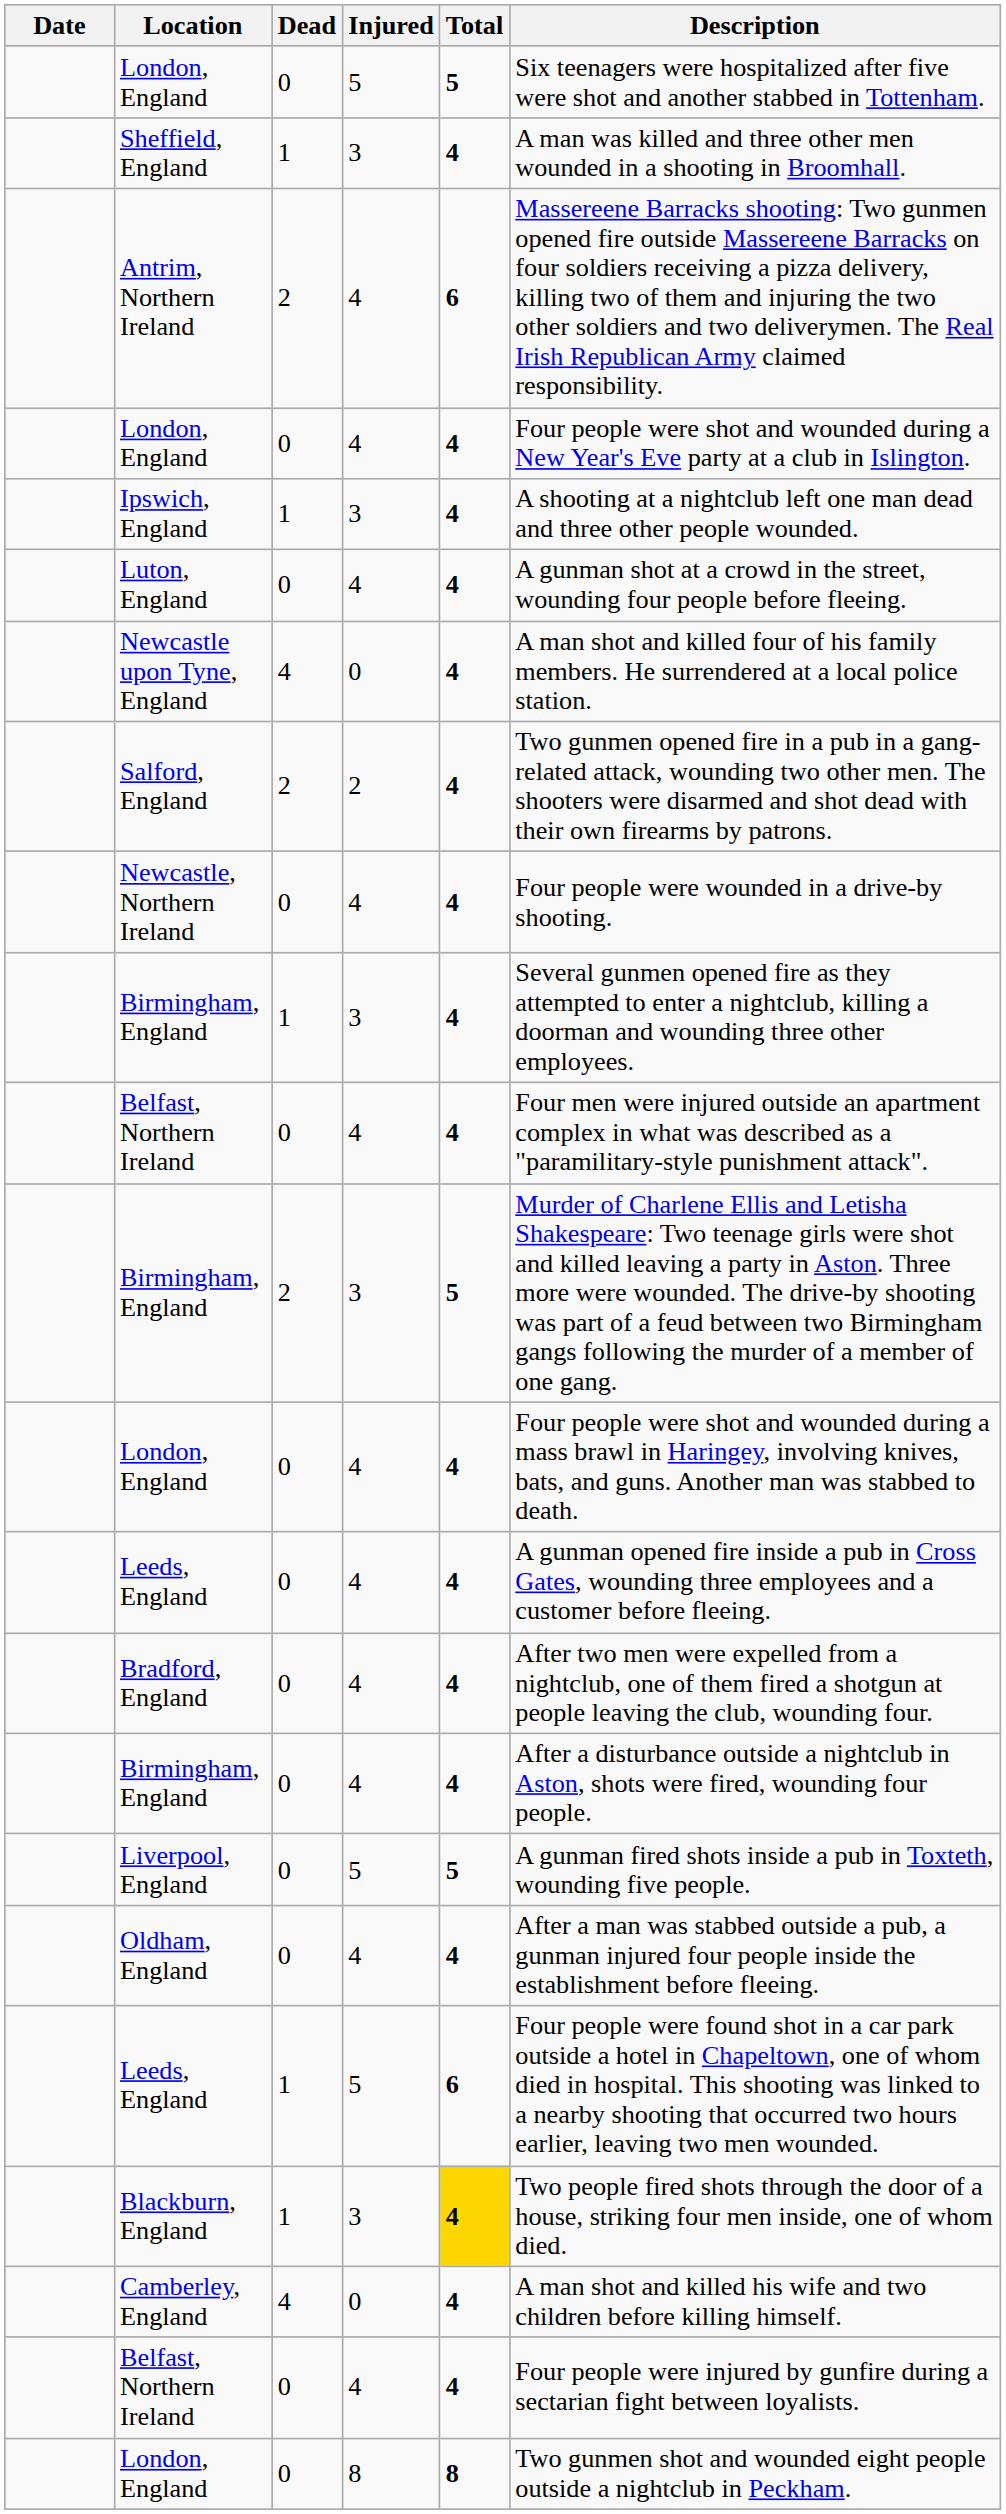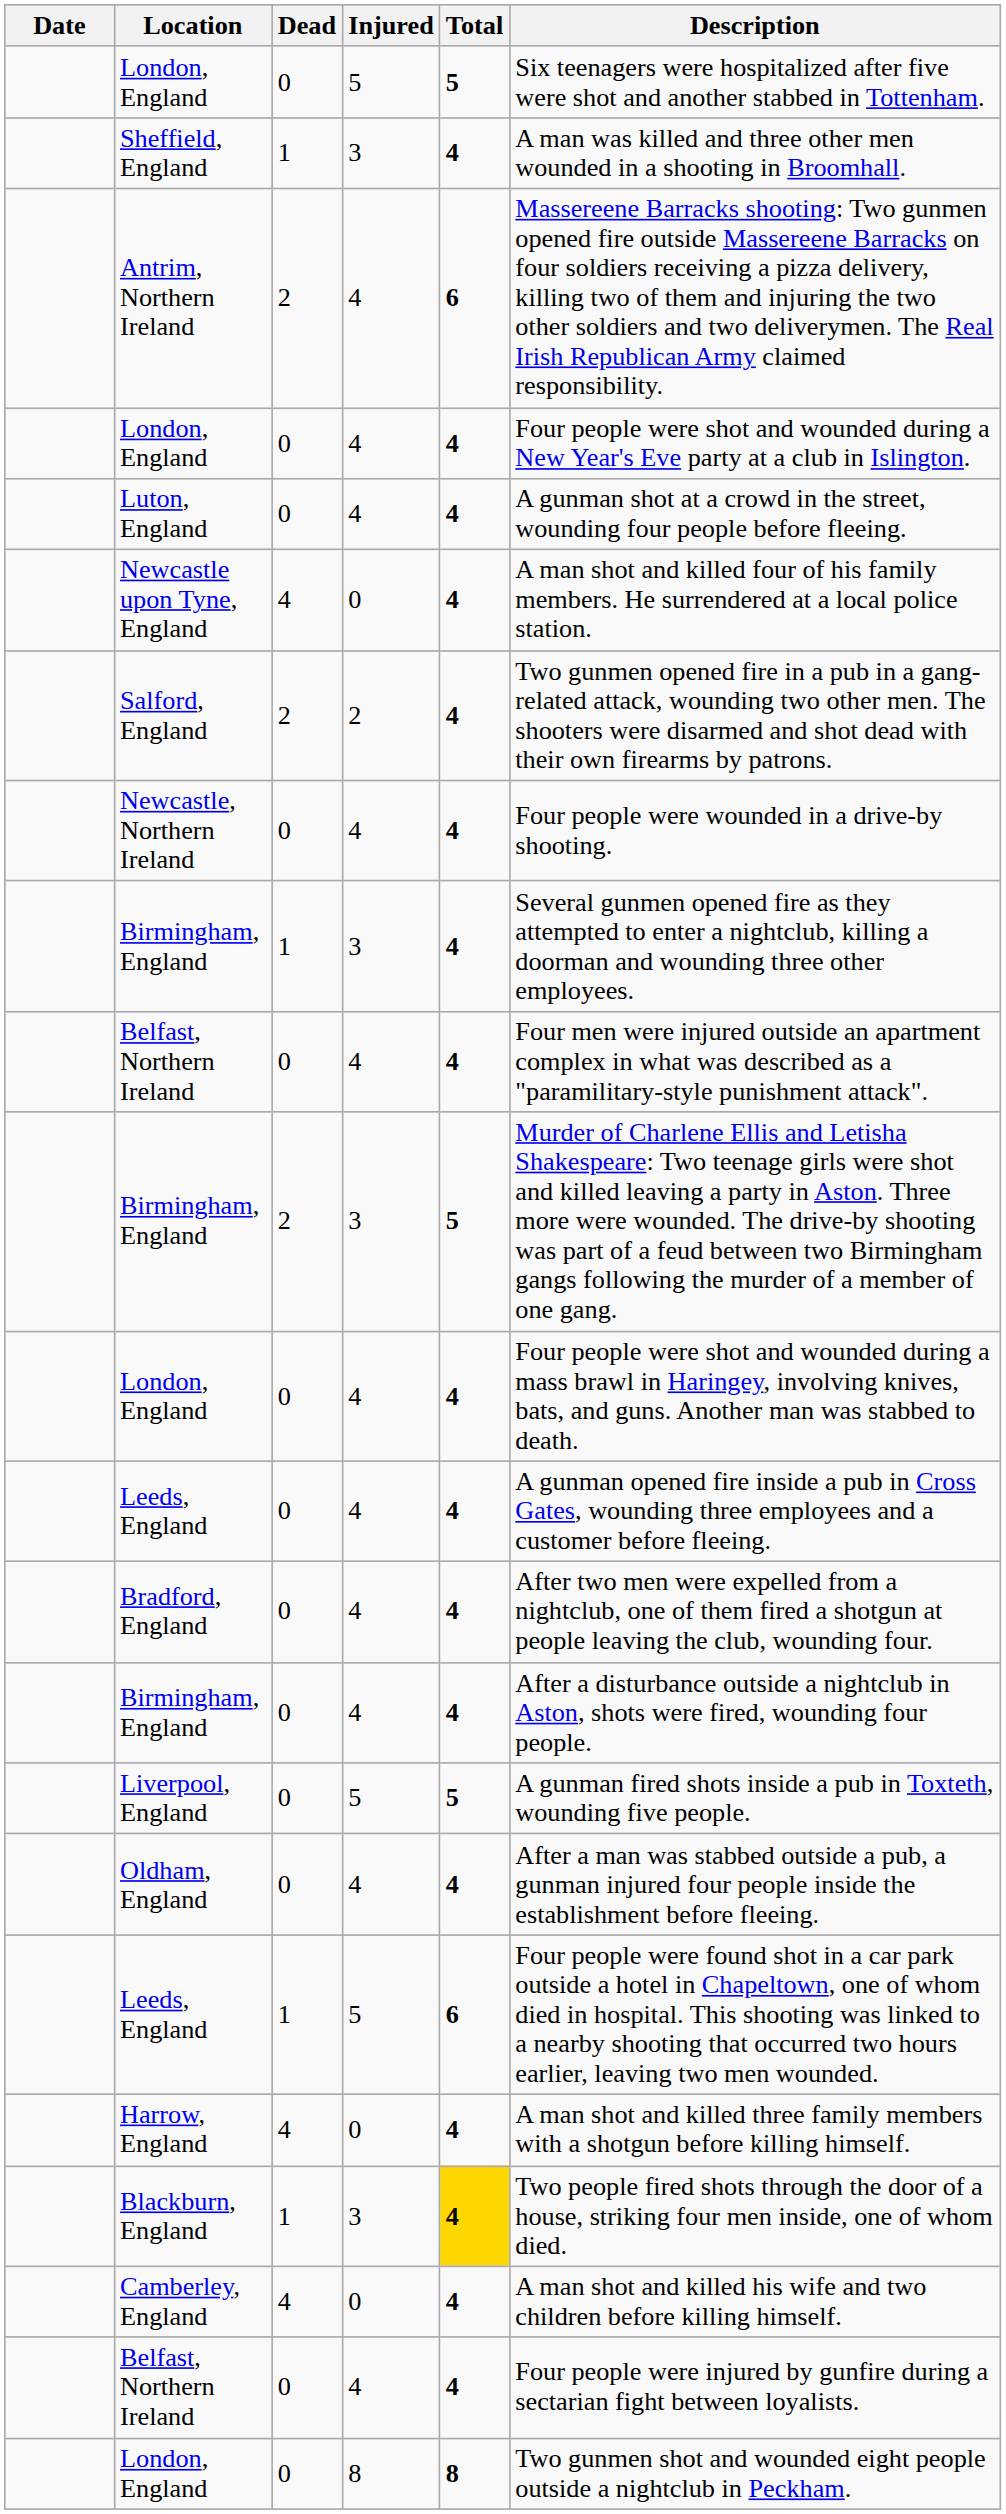- row: (165, 513)
+ row: (164, 2129)
